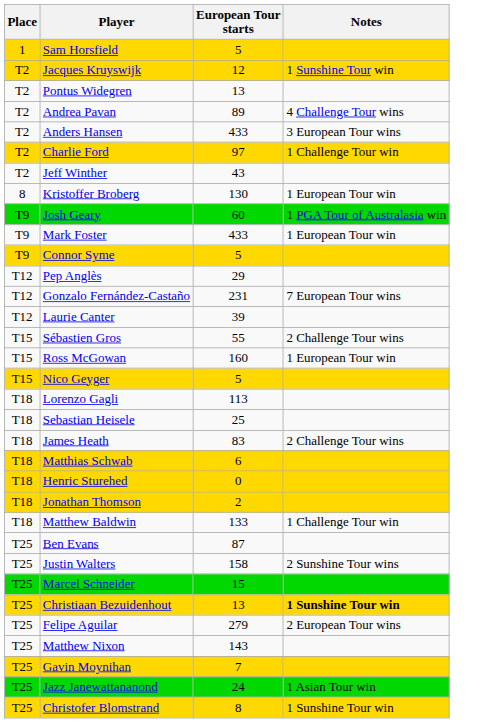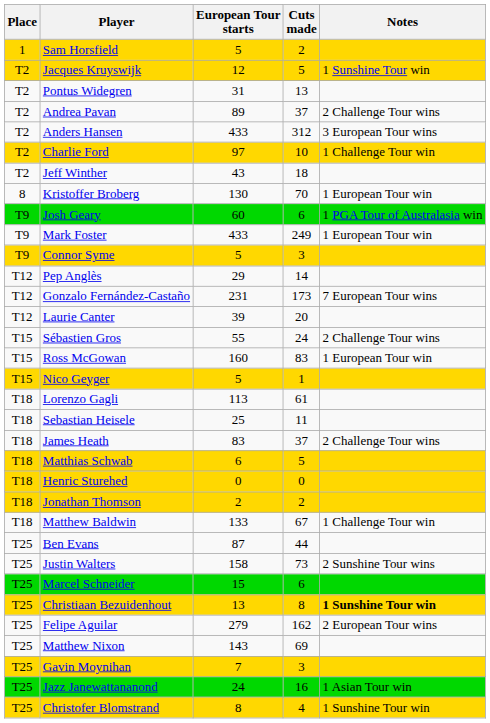+ column: (302, 22)
(238, 91) 13 -> (238, 91) 31
(345, 111) 4 Challenge Tour wins -> (381, 111) 2 Challenge Tour wins
